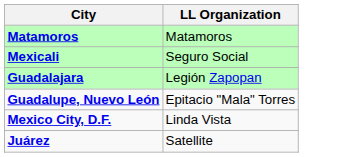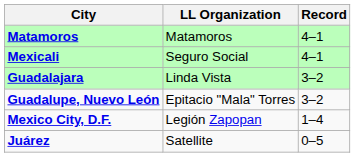+ column: (324, 15)
(214, 78) Legión Zapopan -> (198, 78) Linda Vista
(198, 120) Linda Vista -> (214, 120) Legión Zapopan
